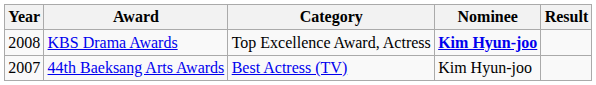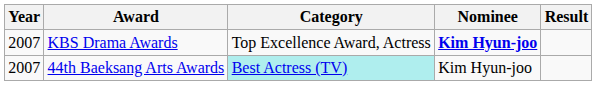(24, 42) 2008 -> (24, 42) 2007
(289, 67) no background -> (289, 67) paleturquoise background
